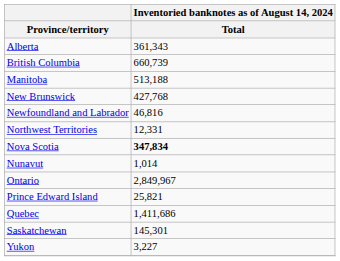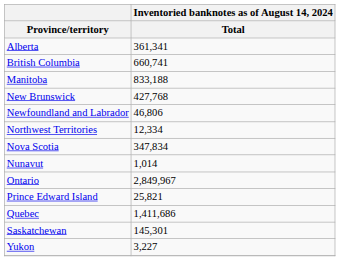(151, 46) 361,343 -> (151, 46) 361,341
(151, 63) 660,739 -> (151, 63) 660,741
(151, 79) 513,188 -> (151, 79) 833,188
(148, 113) 46,816 -> (148, 113) 46,806
(148, 130) 12,331 -> (148, 130) 12,334
(151, 146) bold -> (151, 146) normal
